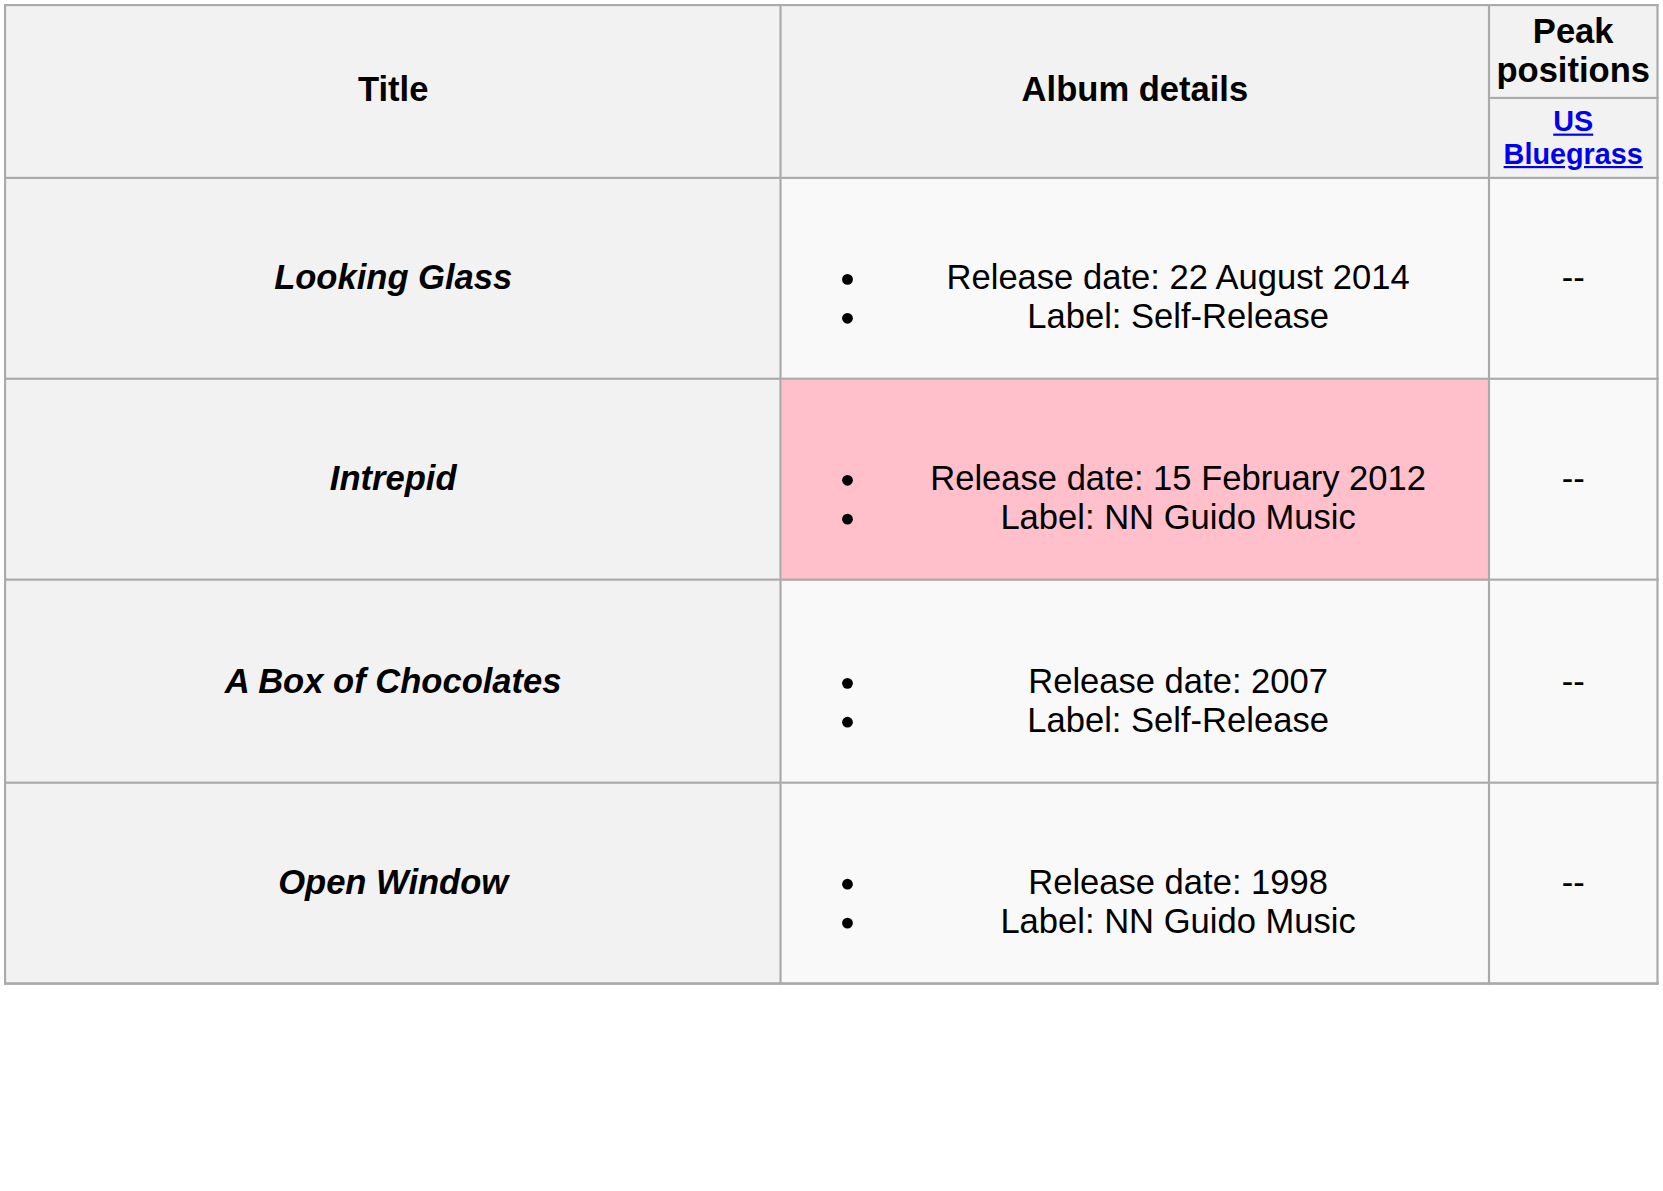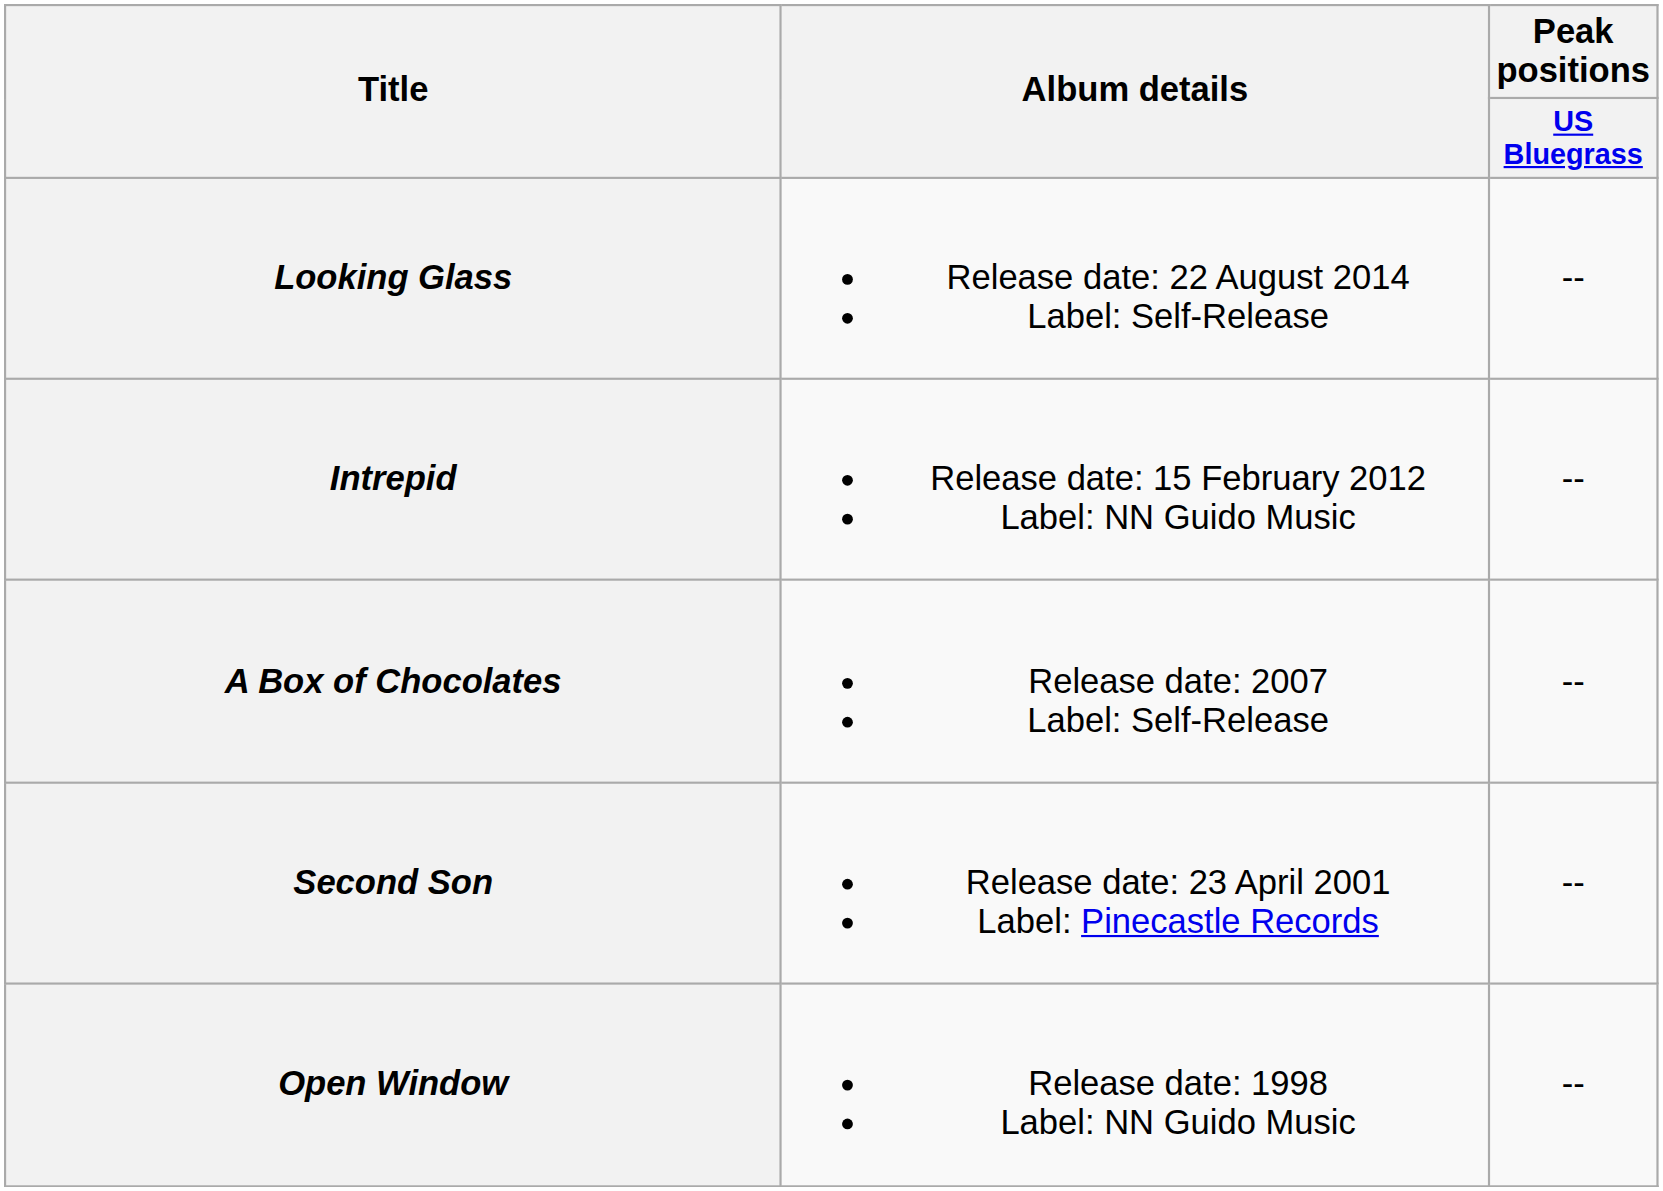(1135, 499) pink background -> (1135, 499) no background
+ row: (393, 882)
